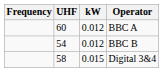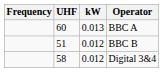(93, 28) 0.012 -> (93, 28) 0.013
(61, 43) 54 -> (61, 43) 51
(93, 59) 0.015 -> (93, 59) 0.012
